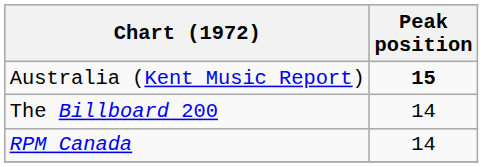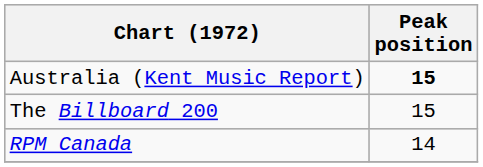(424, 111) 14 -> (424, 111) 15
